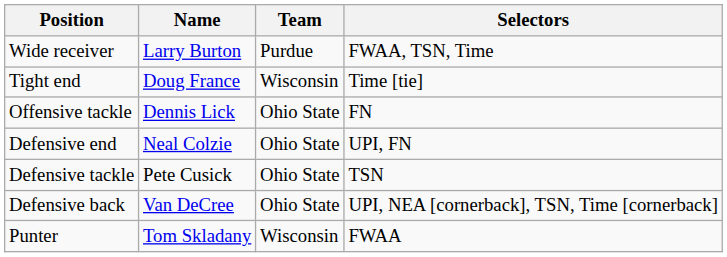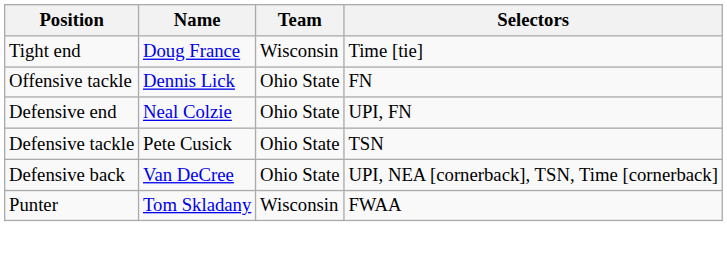- row: (61, 51)
